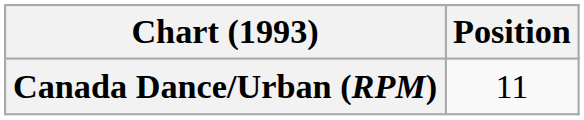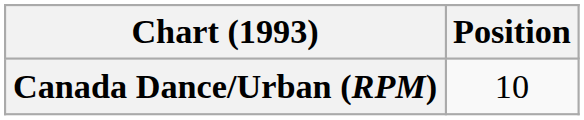(512, 85) 11 -> (512, 85) 10
